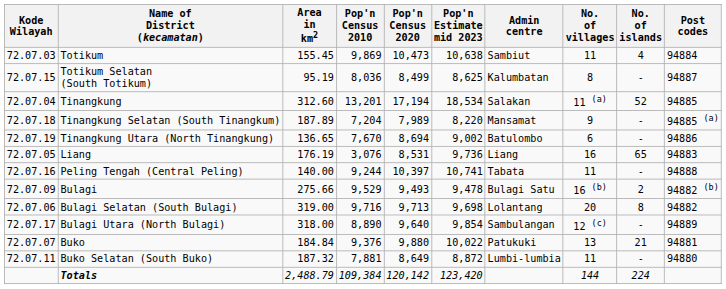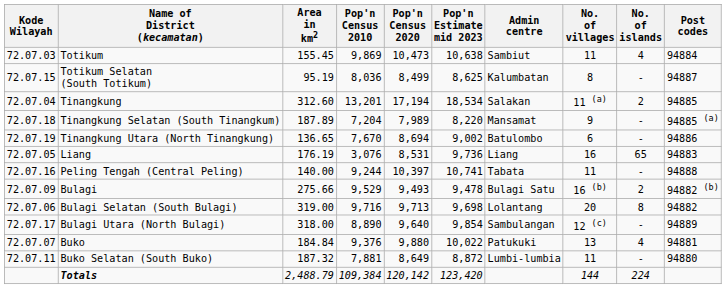(641, 101) 52 -> (641, 101) 2
(641, 243) 21 -> (641, 243) 4
